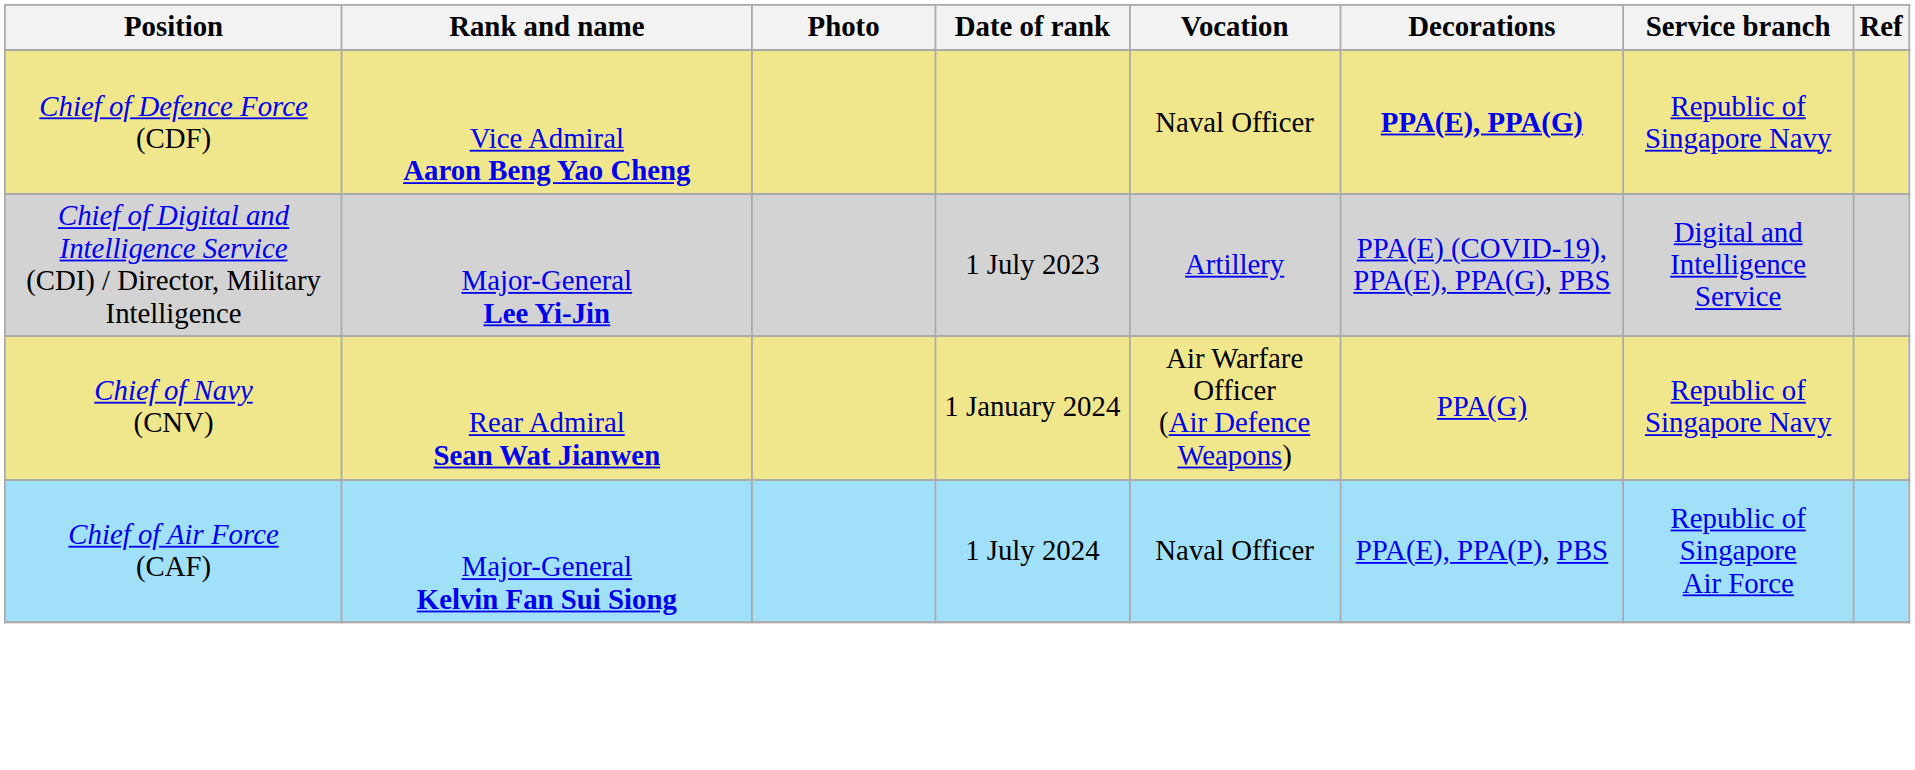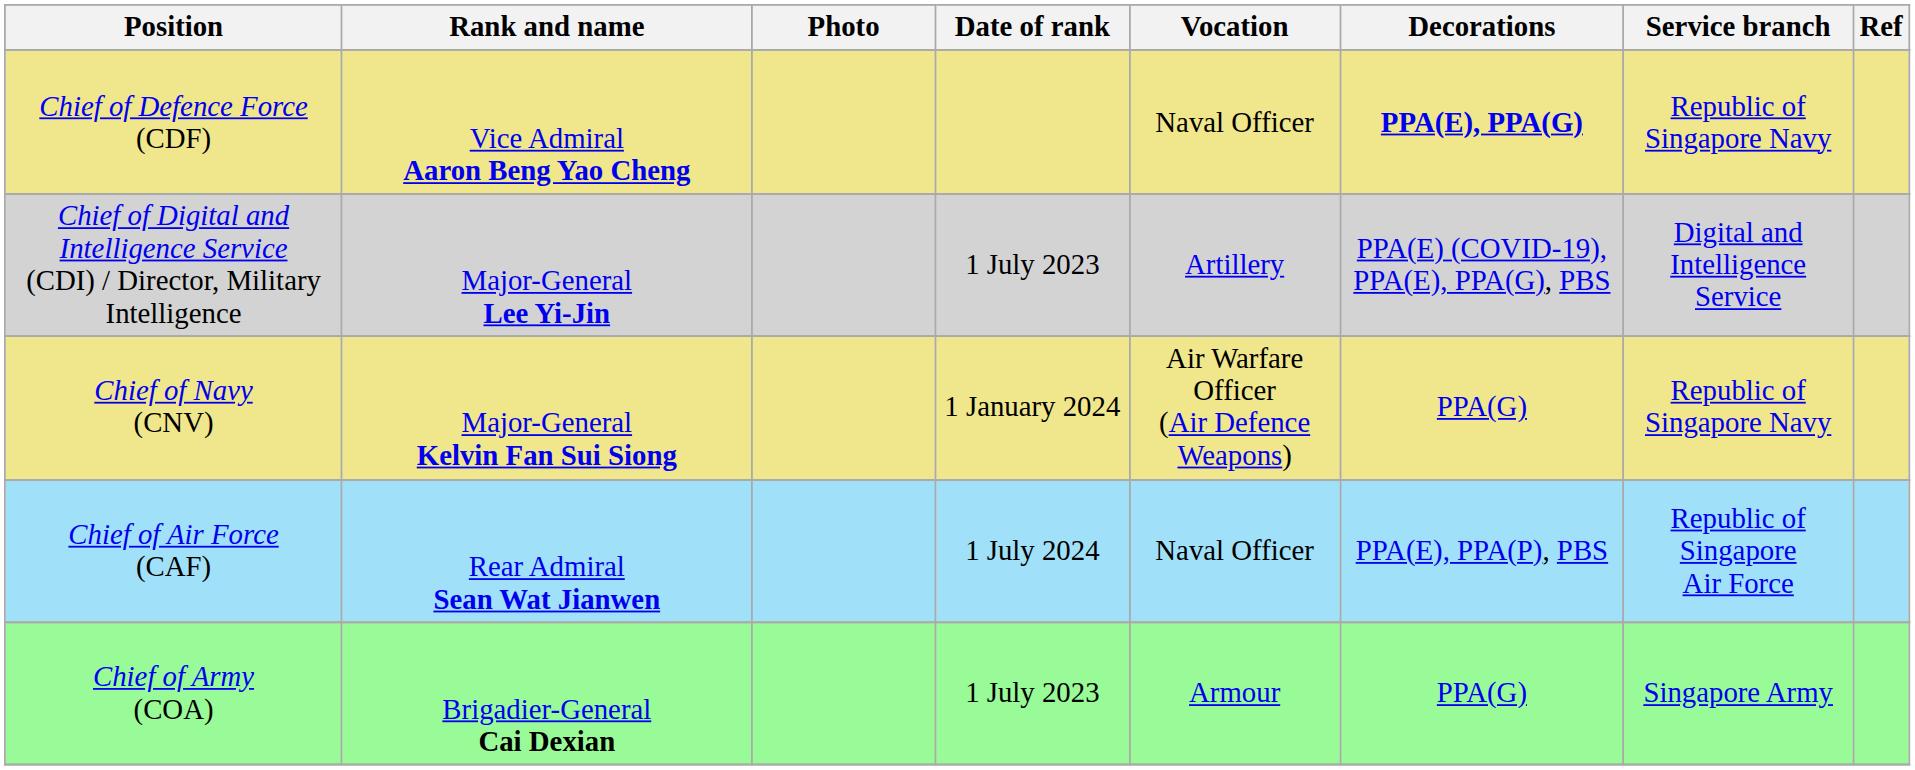(547, 439) Rear Admiral Sean Wat Jianwen -> (547, 439) Major-General Kelvin Fan Sui Siong
(547, 582) Major-General Kelvin Fan Sui Siong -> (547, 582) Rear Admiral Sean Wat Jianwen
+ row: (174, 693)
